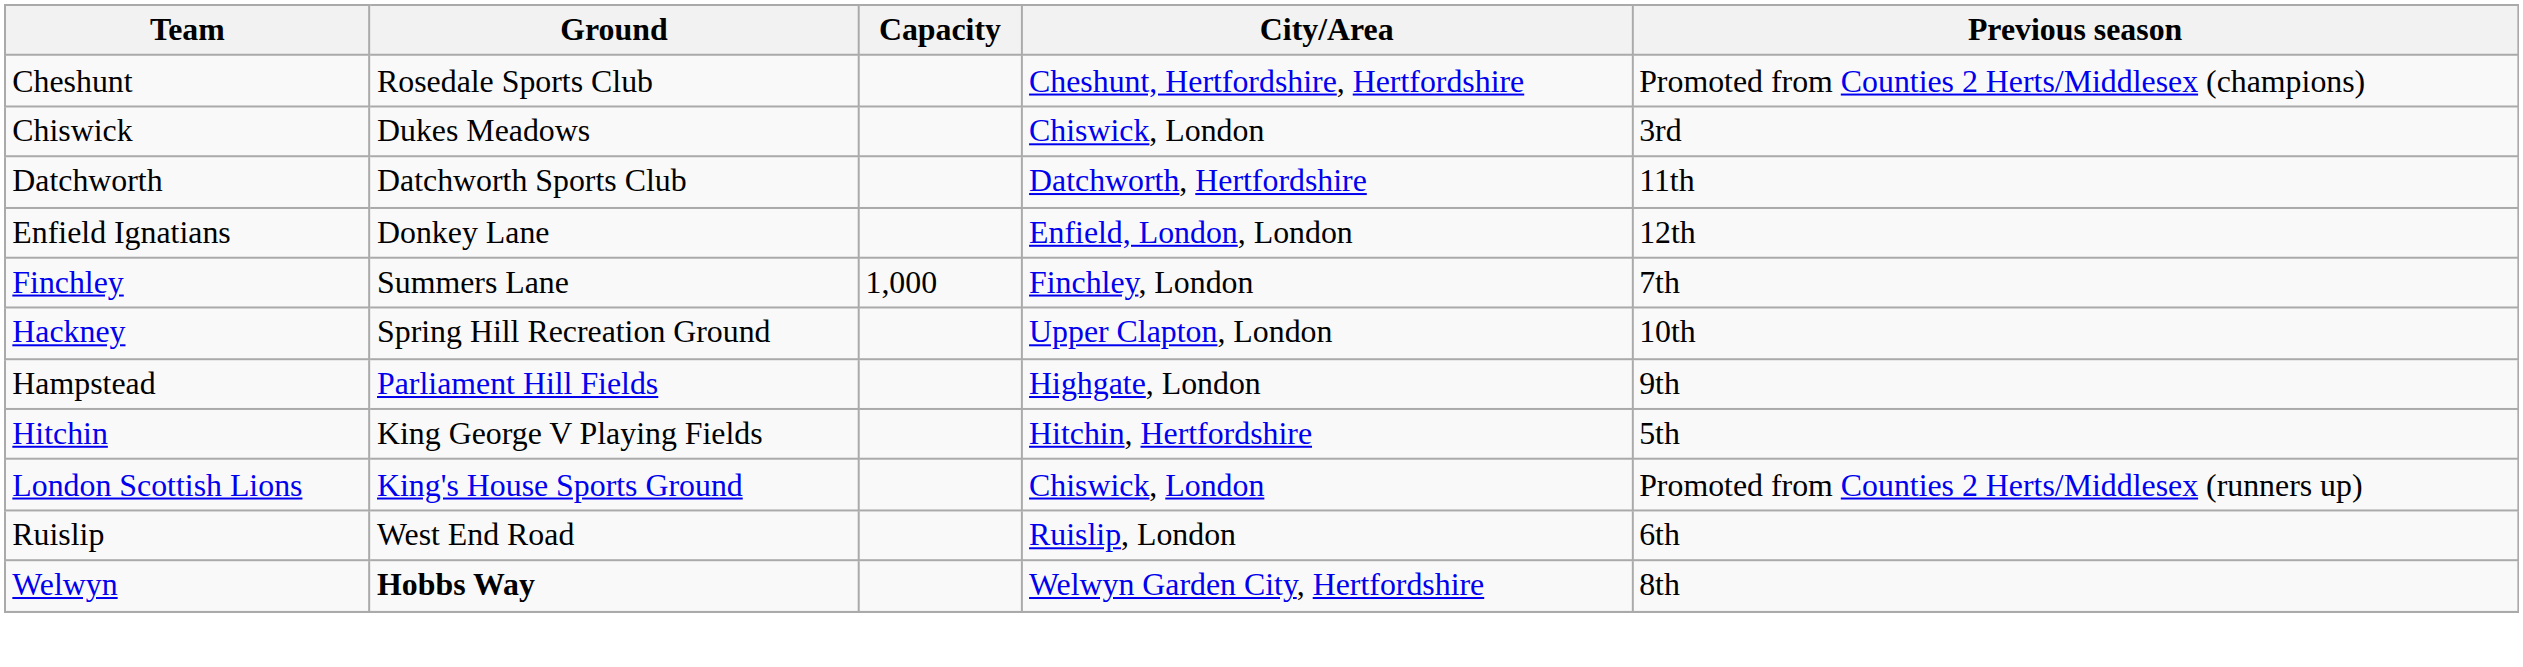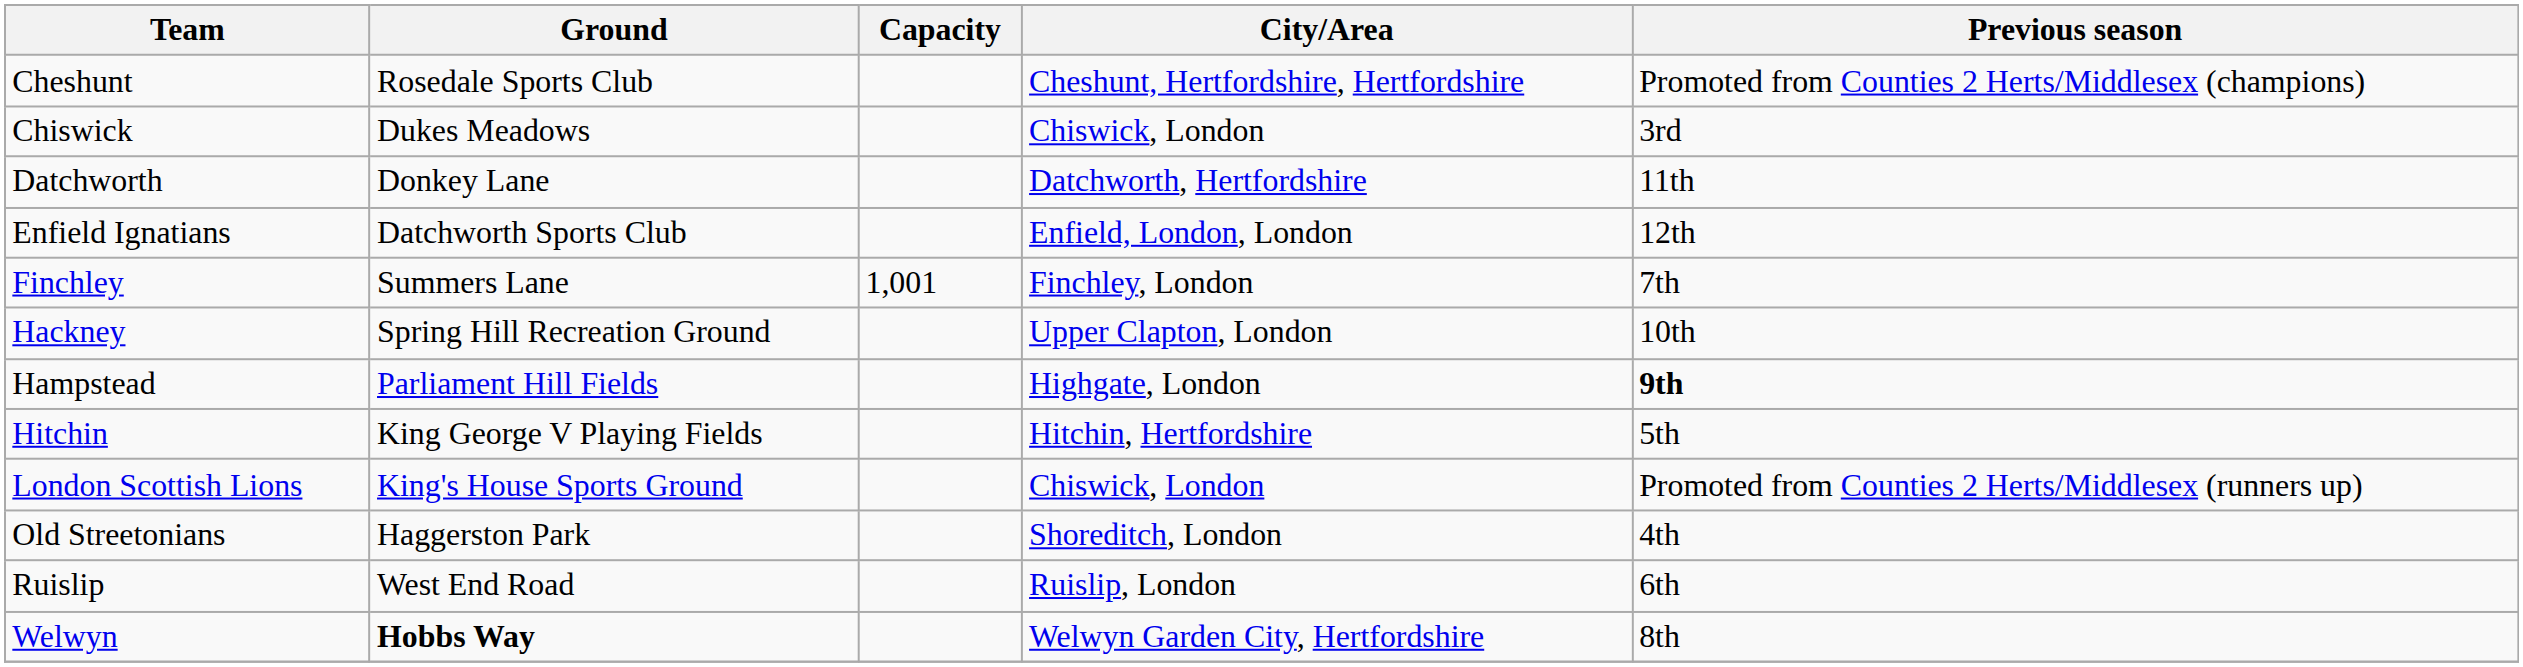(532, 181) Datchworth Sports Club -> (463, 181) Donkey Lane
(463, 231) Donkey Lane -> (532, 231) Datchworth Sports Club
(901, 282) 1,000 -> (901, 282) 1,001
(1660, 383) normal -> (1661, 383) bold
+ row: (119, 534)
